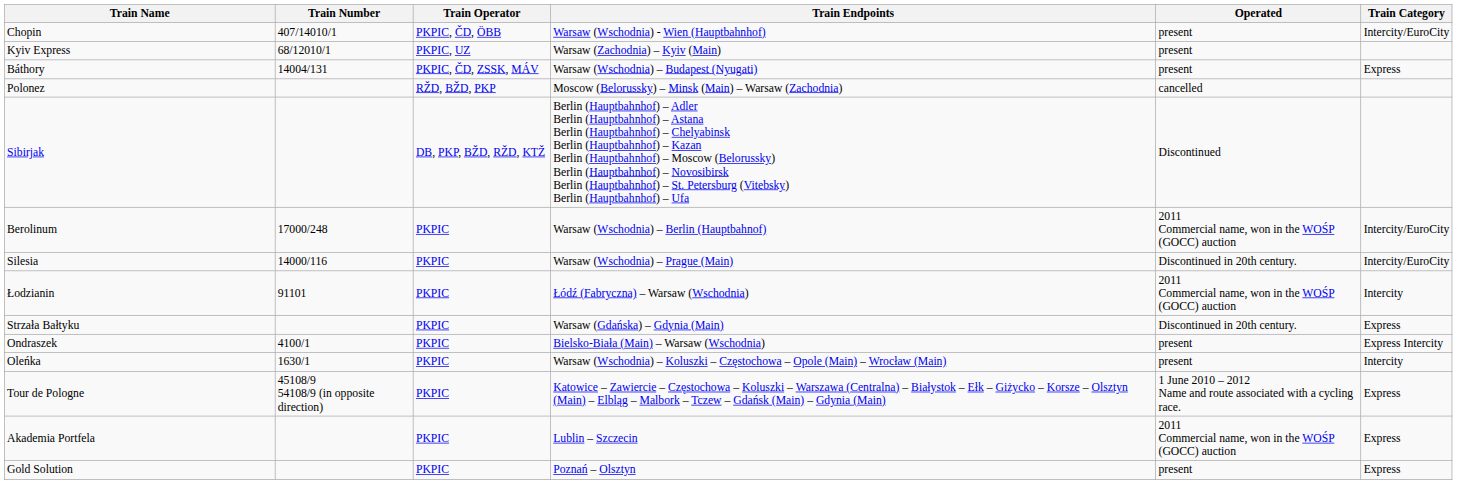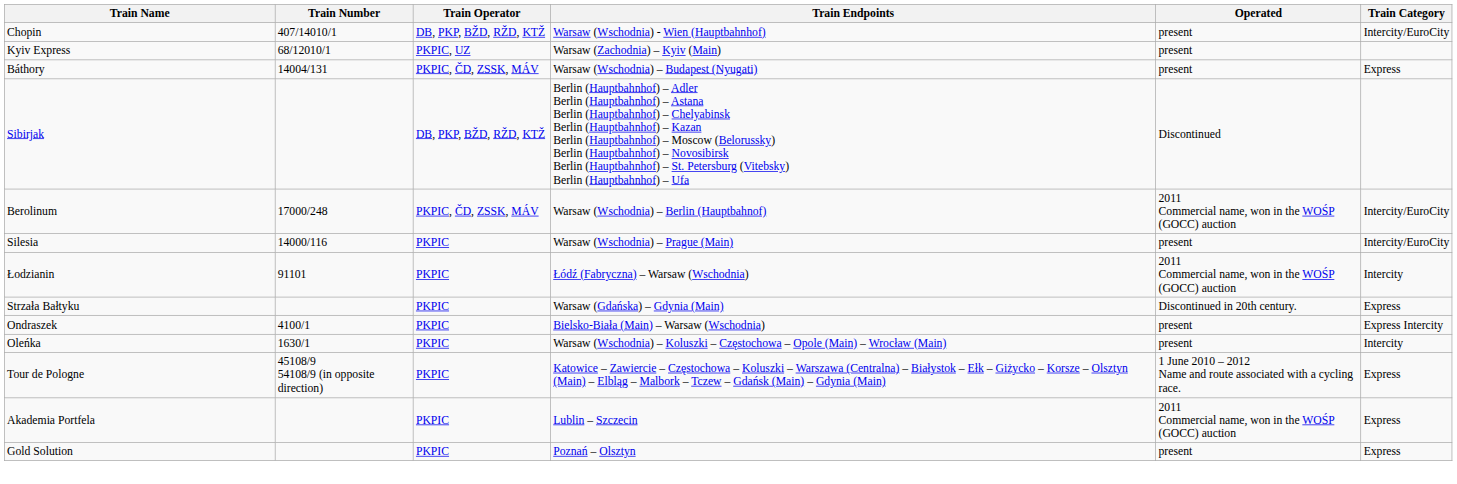(458, 32) PKPIC, ČD, ÖBB -> (481, 32) DB, PKP, BŽD, RŽD, KTŽ
- row: (26, 87)
(432, 230) PKPIC -> (477, 211) PKPIC, ČD, ZSSK, MÁV
(1228, 261) Discontinued in 20th century. -> (1175, 243) present
